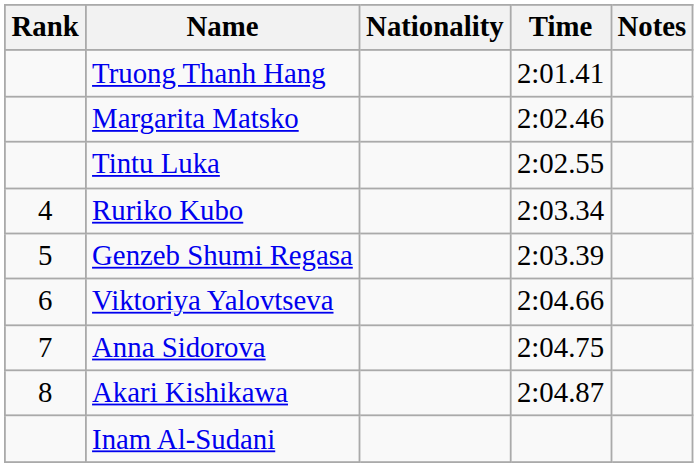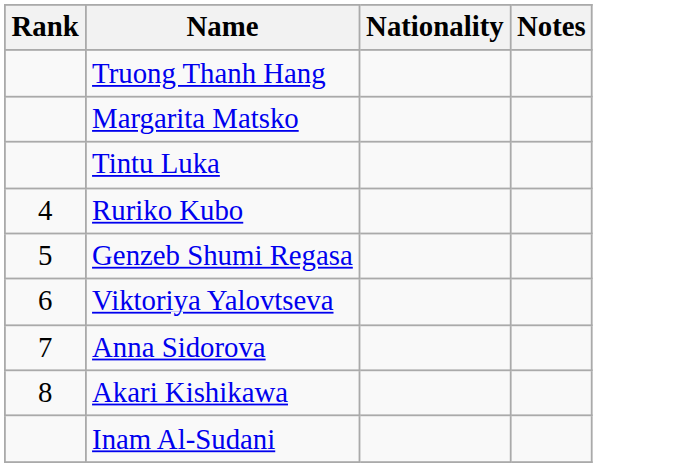- column: (561, 27)
